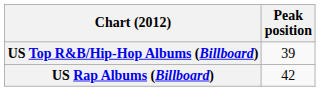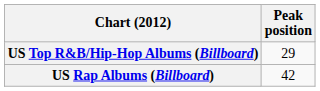(288, 53) 39 -> (288, 53) 29
